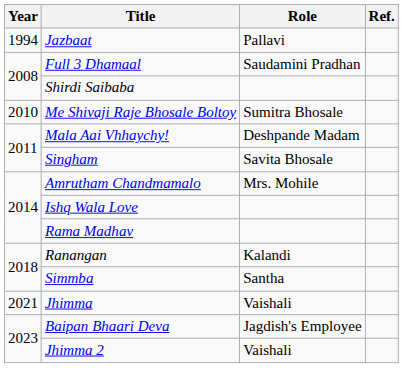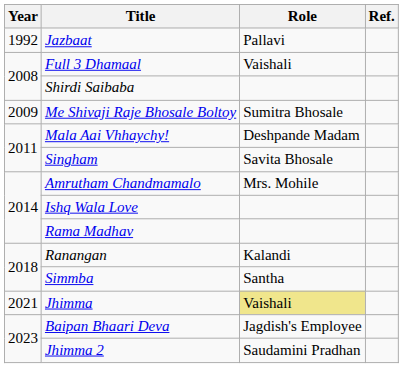(23, 40) 1994 -> (23, 40) 1992
(302, 64) Saudamini Pradhan -> (267, 64) Vaishali
(23, 111) 2010 -> (23, 111) 2009
(267, 302) no background -> (267, 302) khaki background
(267, 350) Vaishali -> (302, 350) Saudamini Pradhan
